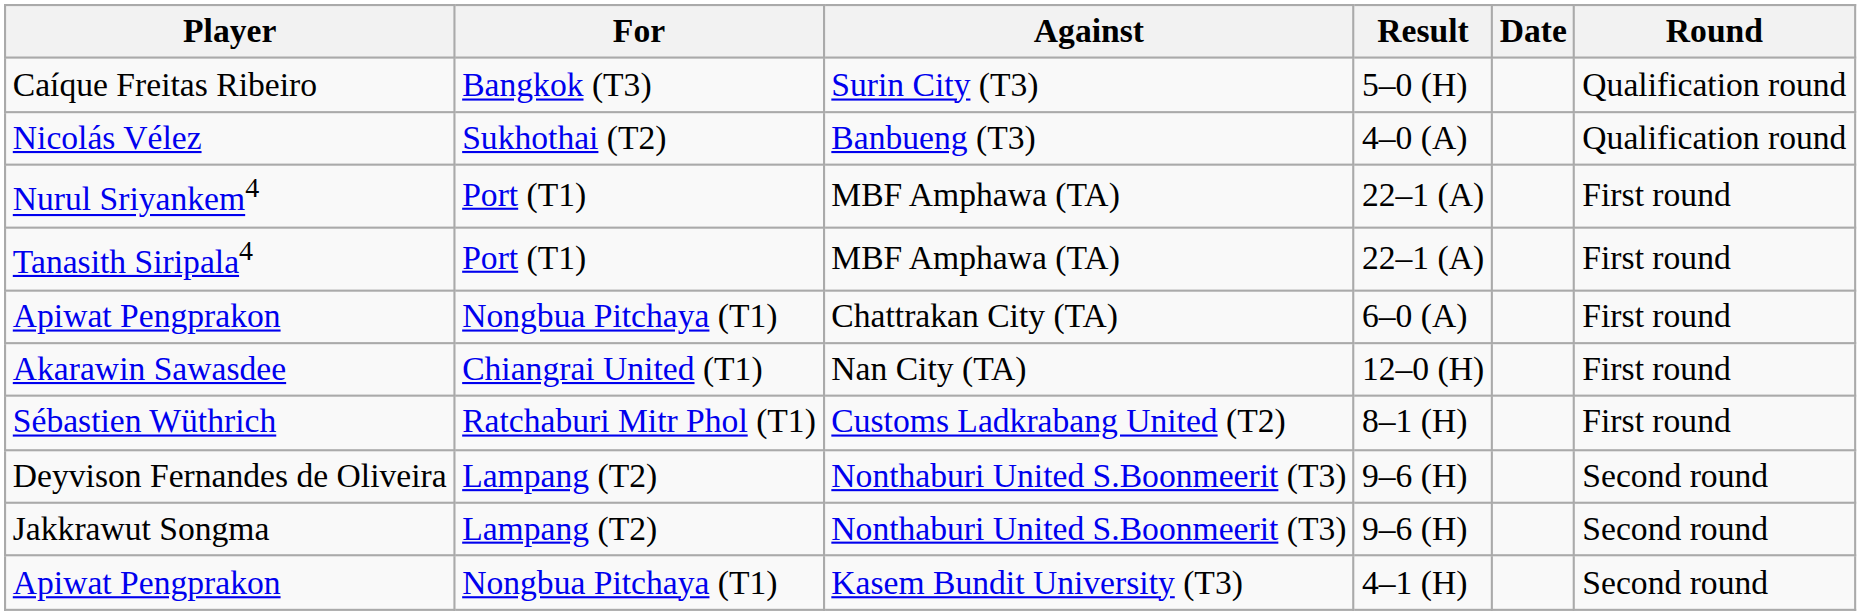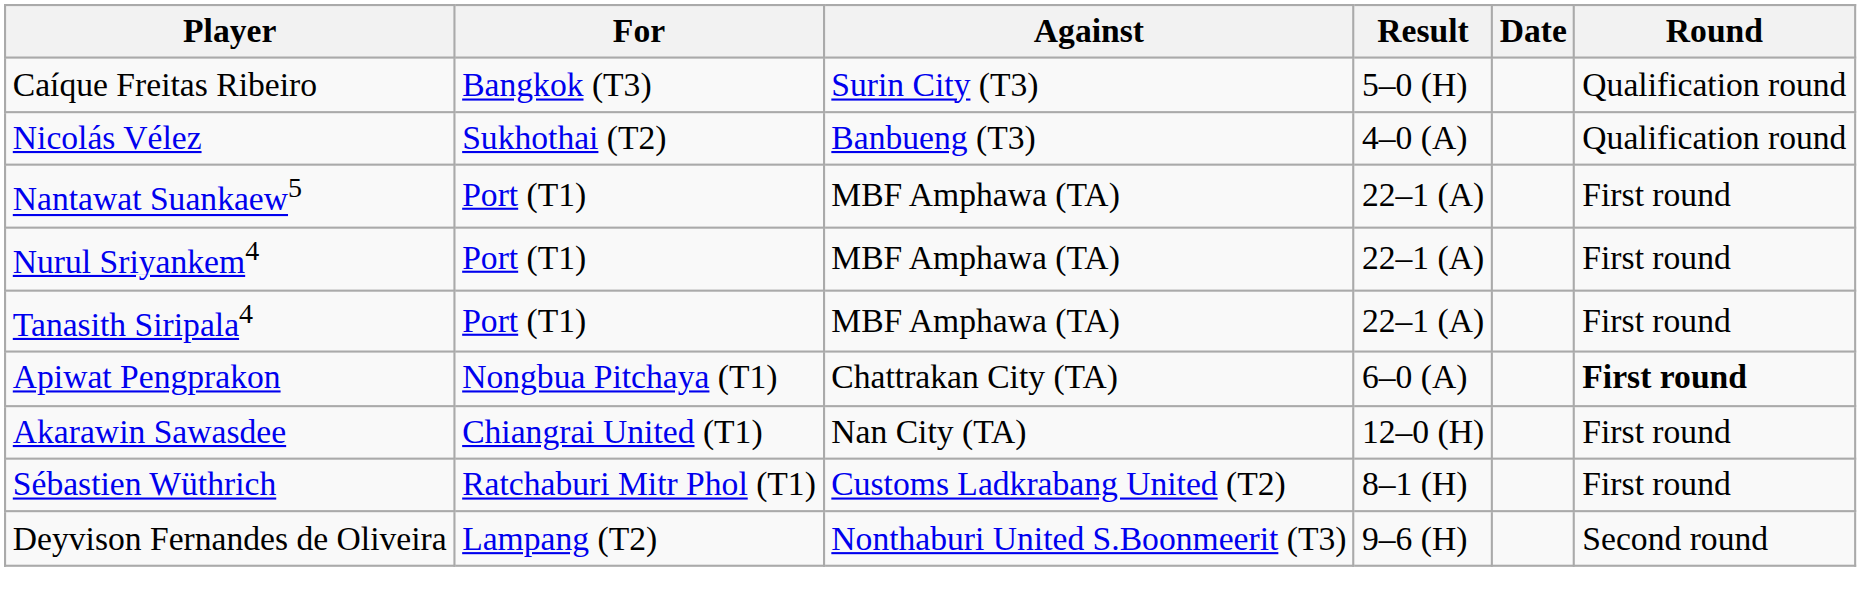+ row: (157, 195)
(1657, 315) normal -> (1665, 378) bold
- row: (141, 528)
- row: (147, 582)
